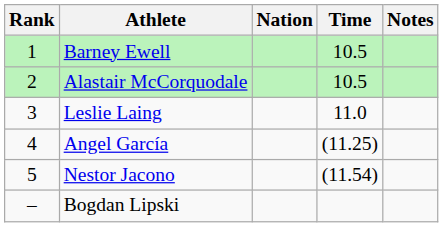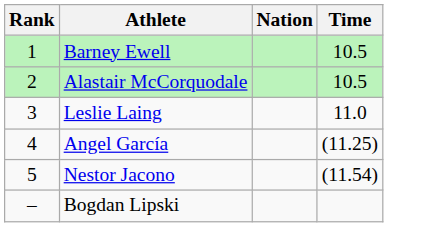- column: (410, 19)
